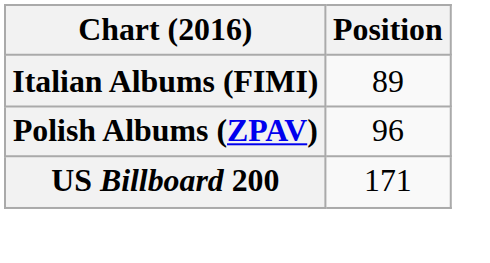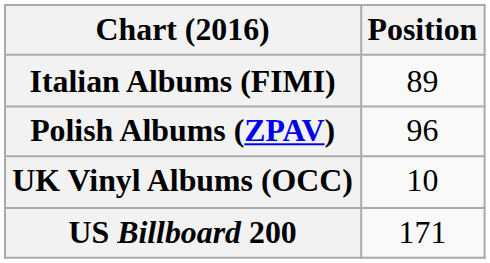+ row: (183, 181)
